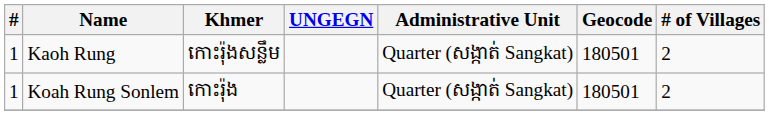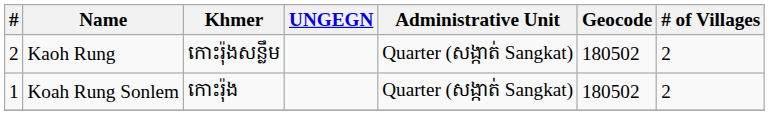(14, 53) 1 -> (14, 53) 2
(611, 53) 180501 -> (611, 53) 180502
(611, 91) 180501 -> (611, 91) 180502
